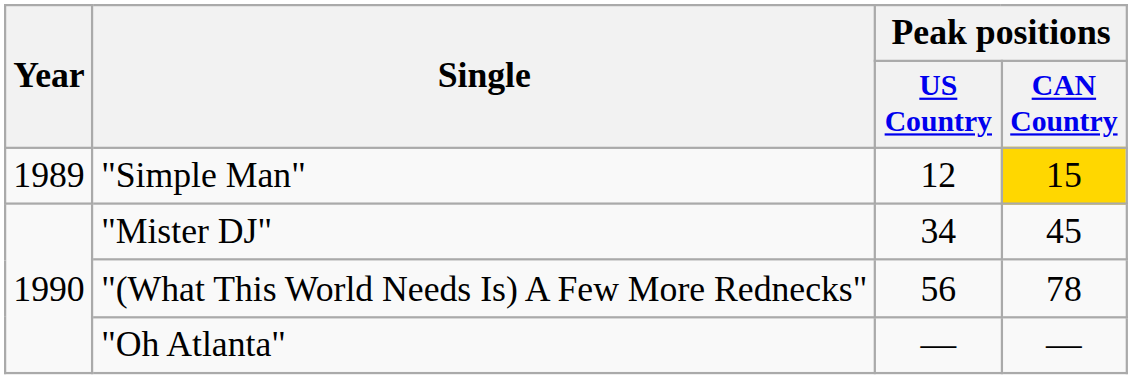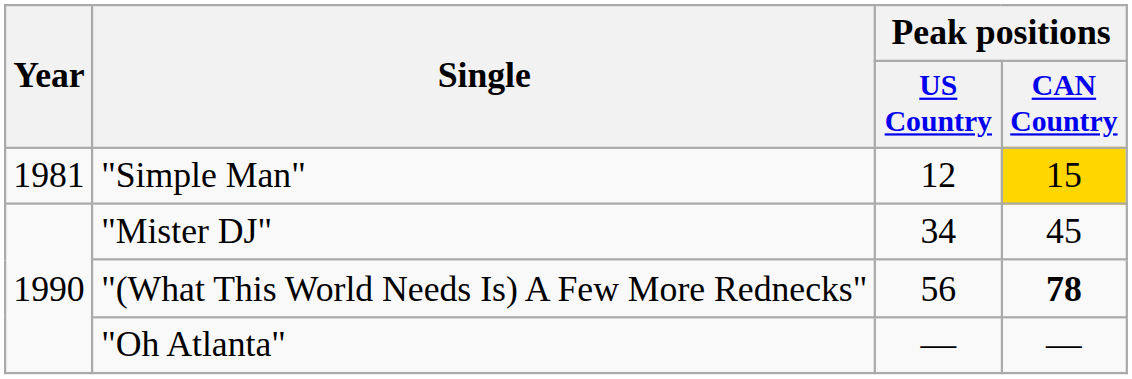(49, 174) 1989 -> (49, 174) 1981
(1064, 287) normal -> (1064, 287) bold
